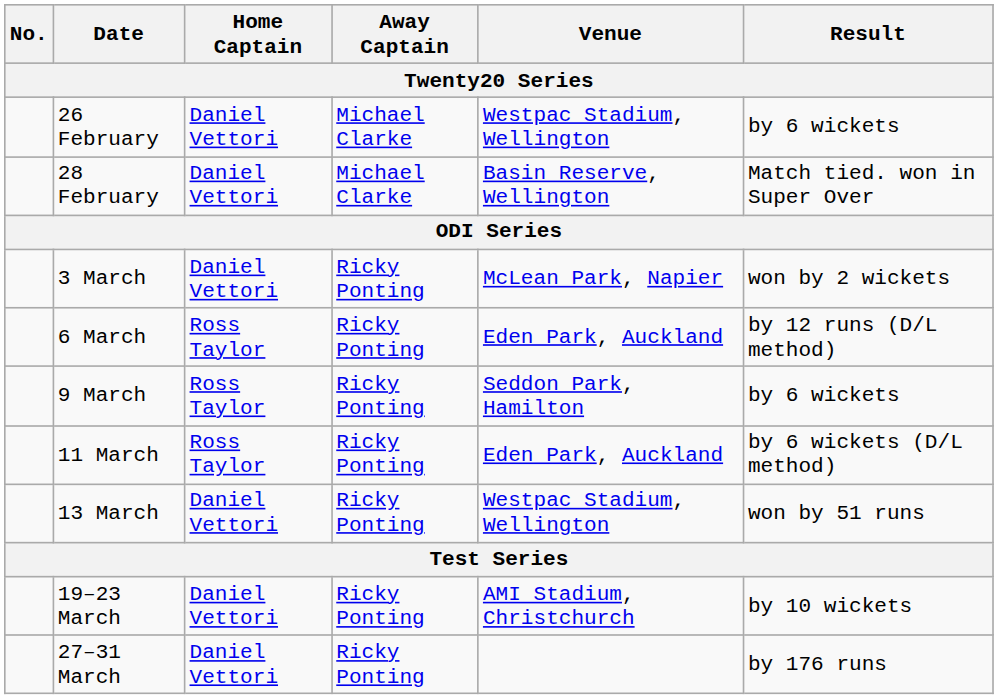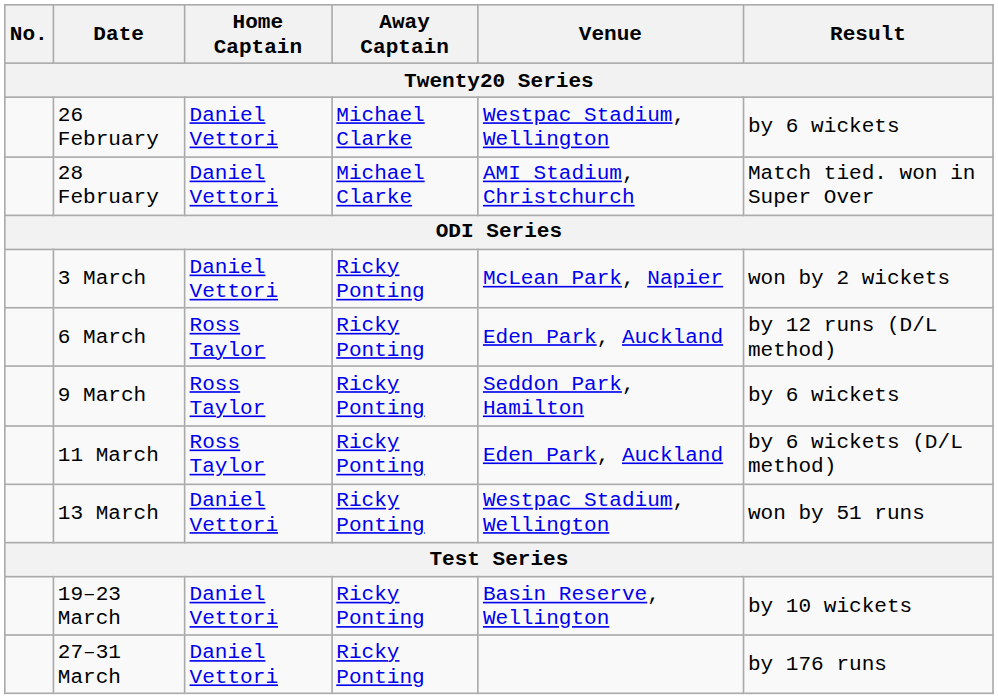(571, 186) Basin Reserve, Wellington -> (559, 186) AMI Stadium, Christchurch
(559, 606) AMI Stadium, Christchurch -> (571, 606) Basin Reserve, Wellington
